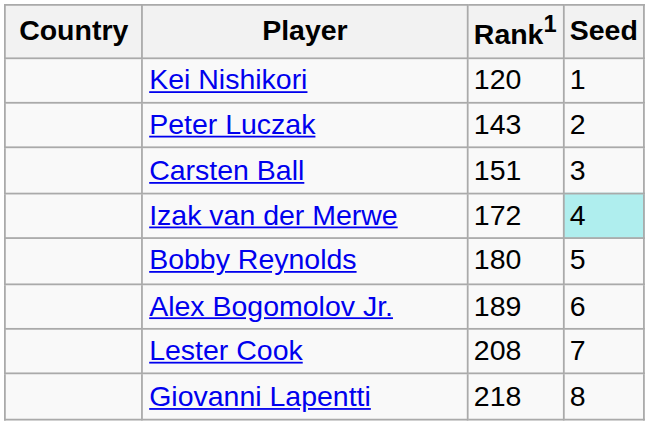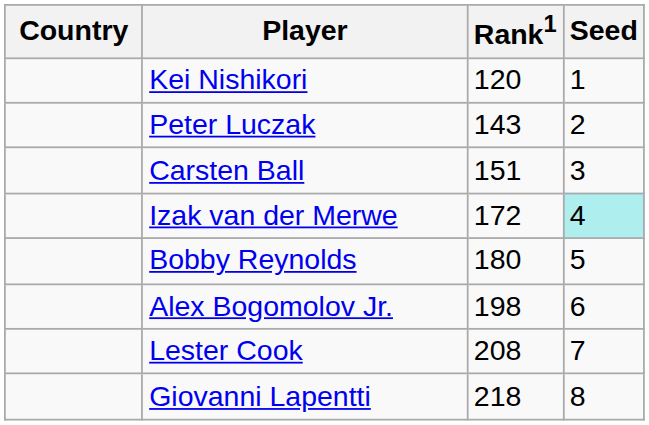(498, 305) 189 -> (498, 305) 198
